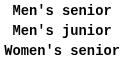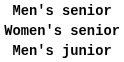rows swapped: (62, 51) <-> (62, 31)
